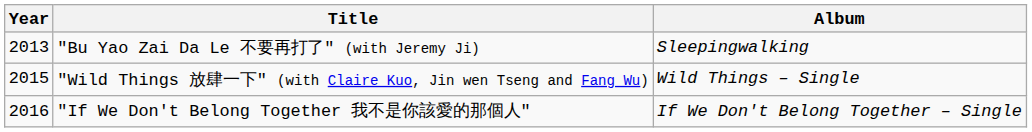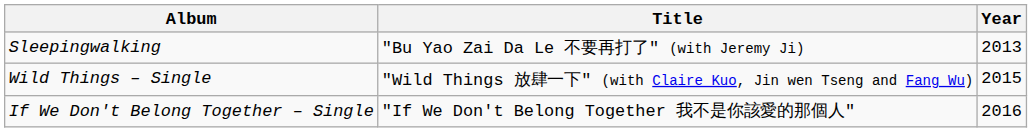columns swapped: (29, 18) <-> (839, 18)
